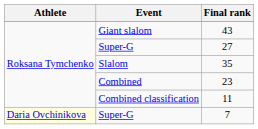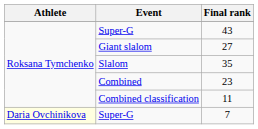(125, 30) Giant slalom -> (116, 30) Super-G
(116, 47) Super-G -> (125, 47) Giant slalom
